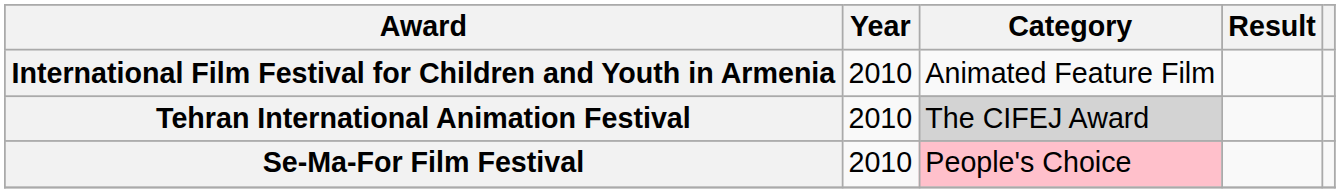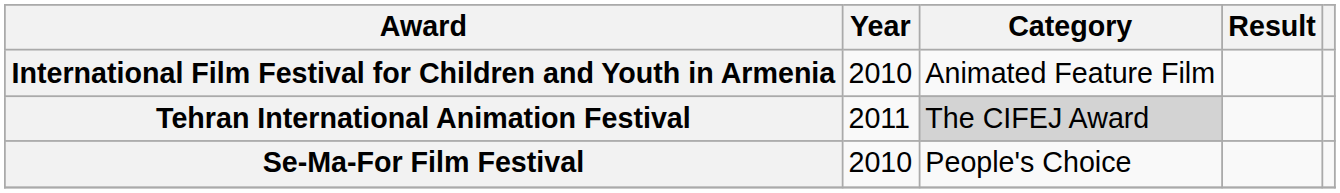(880, 118) 2010 -> (879, 118) 2011
(1028, 163) pink background -> (1028, 163) no background
